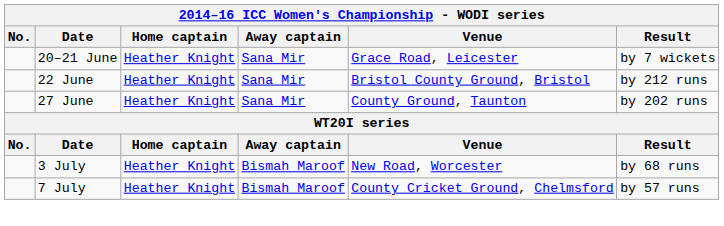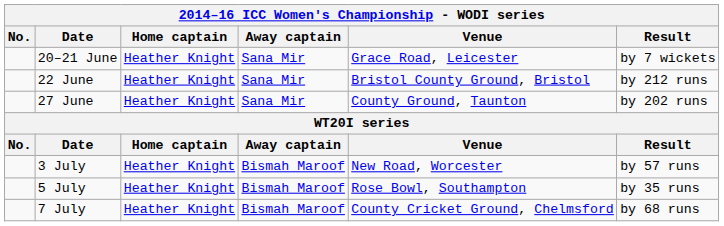(660, 167) by 68 runs -> (660, 167) by 57 runs
+ row: (62, 188)
(660, 188) by 57 runs -> (660, 210) by 68 runs
